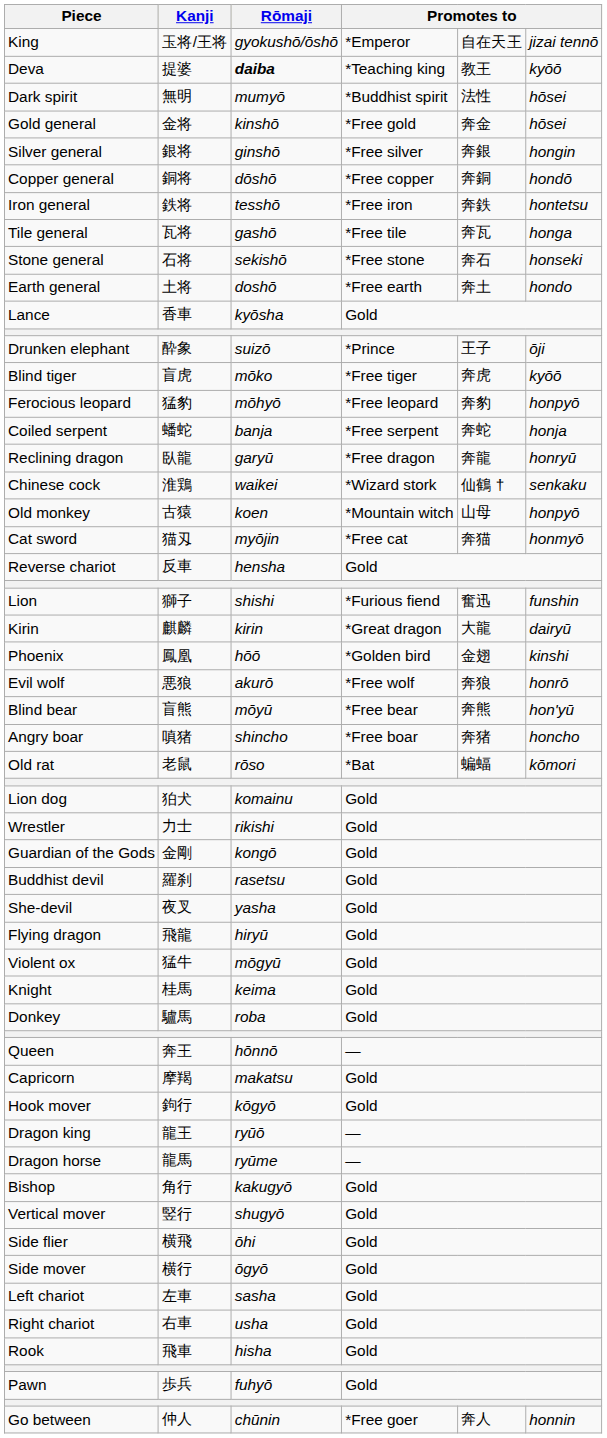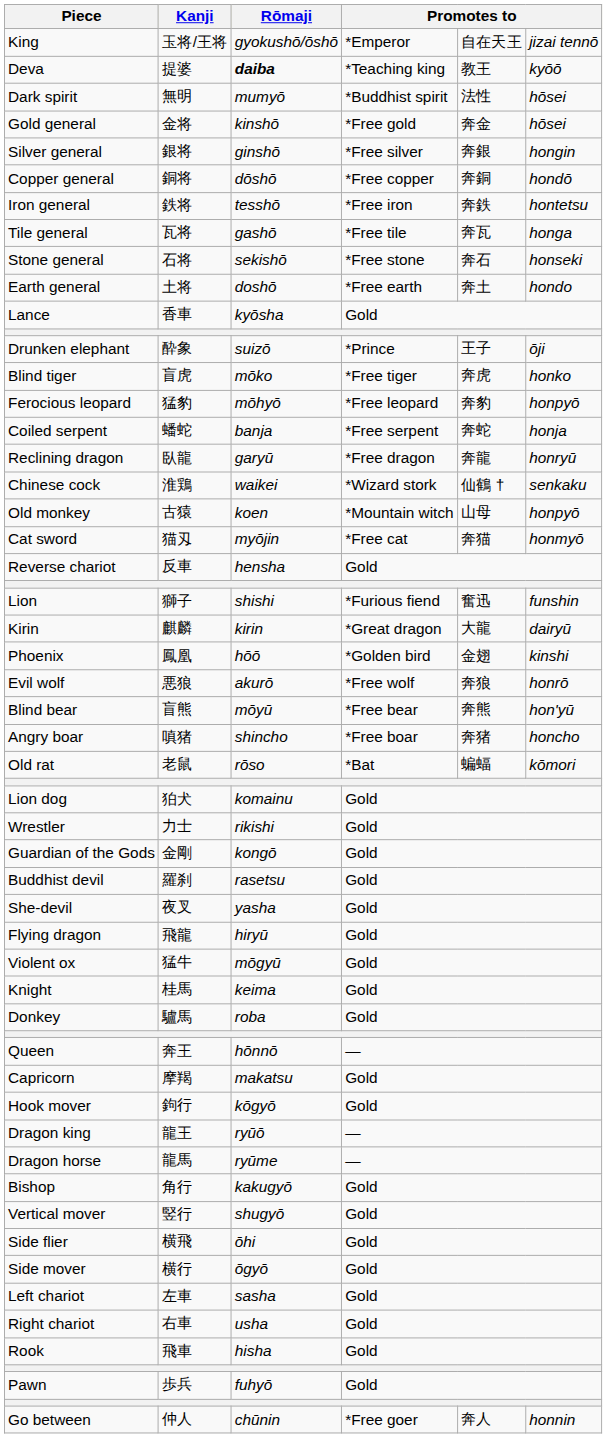(545, 376) kyōō -> (550, 376) honko
